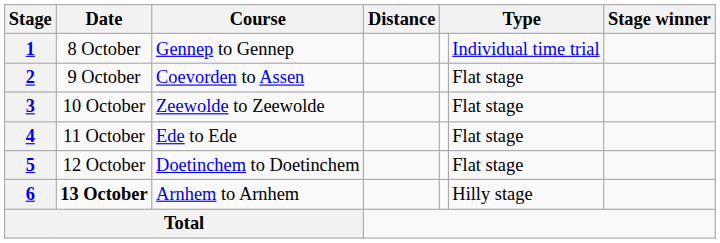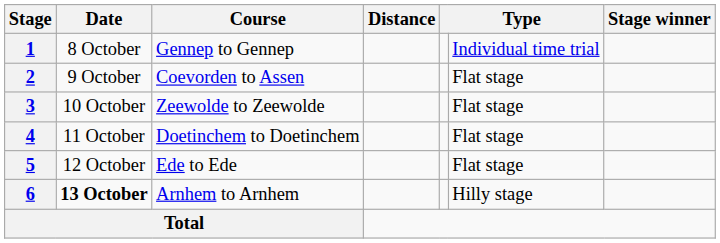(196, 135) Ede to Ede -> (258, 135) Doetinchem to Doetinchem
(258, 164) Doetinchem to Doetinchem -> (196, 164) Ede to Ede
